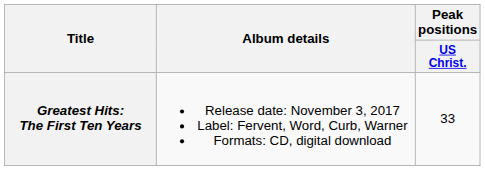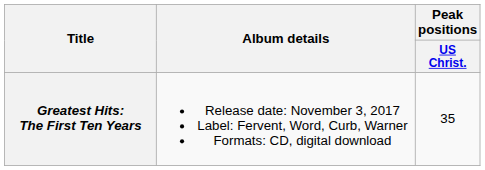(448, 118) 33 -> (448, 118) 35
